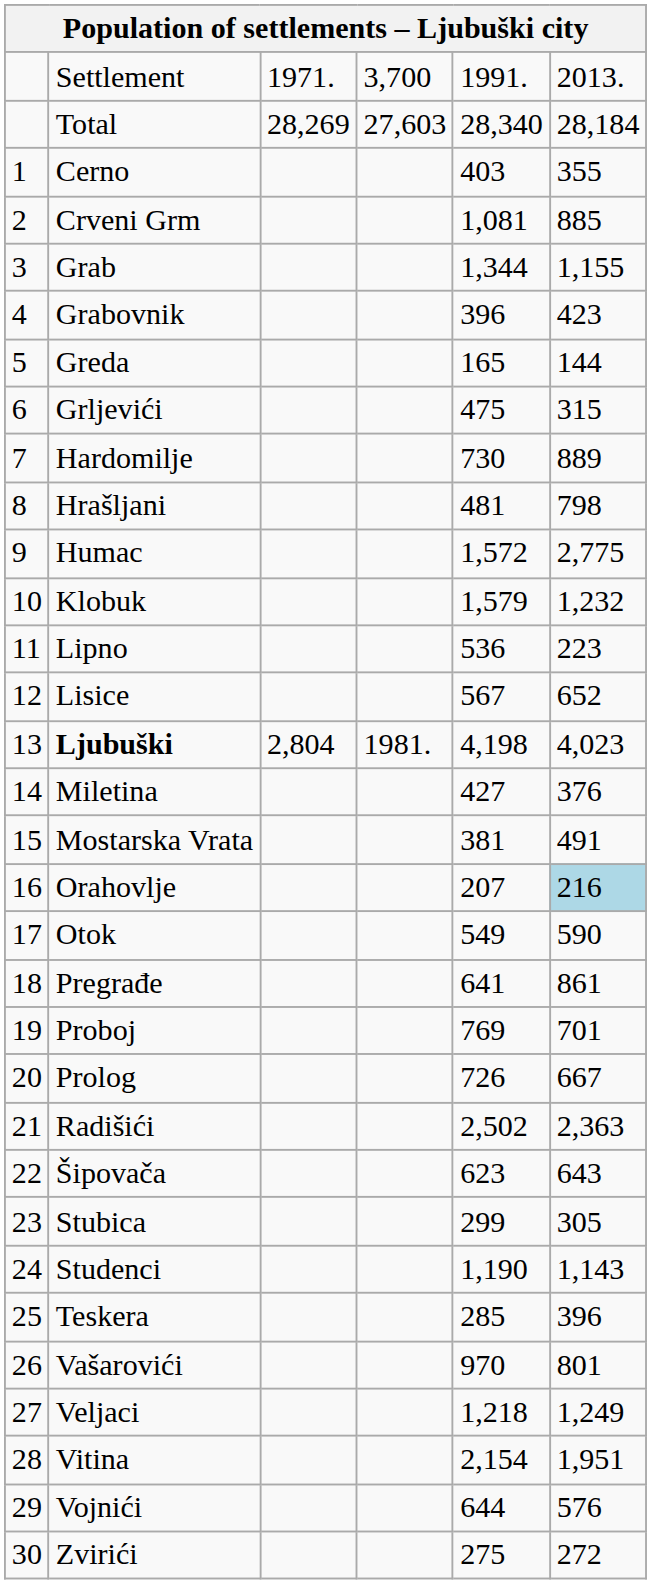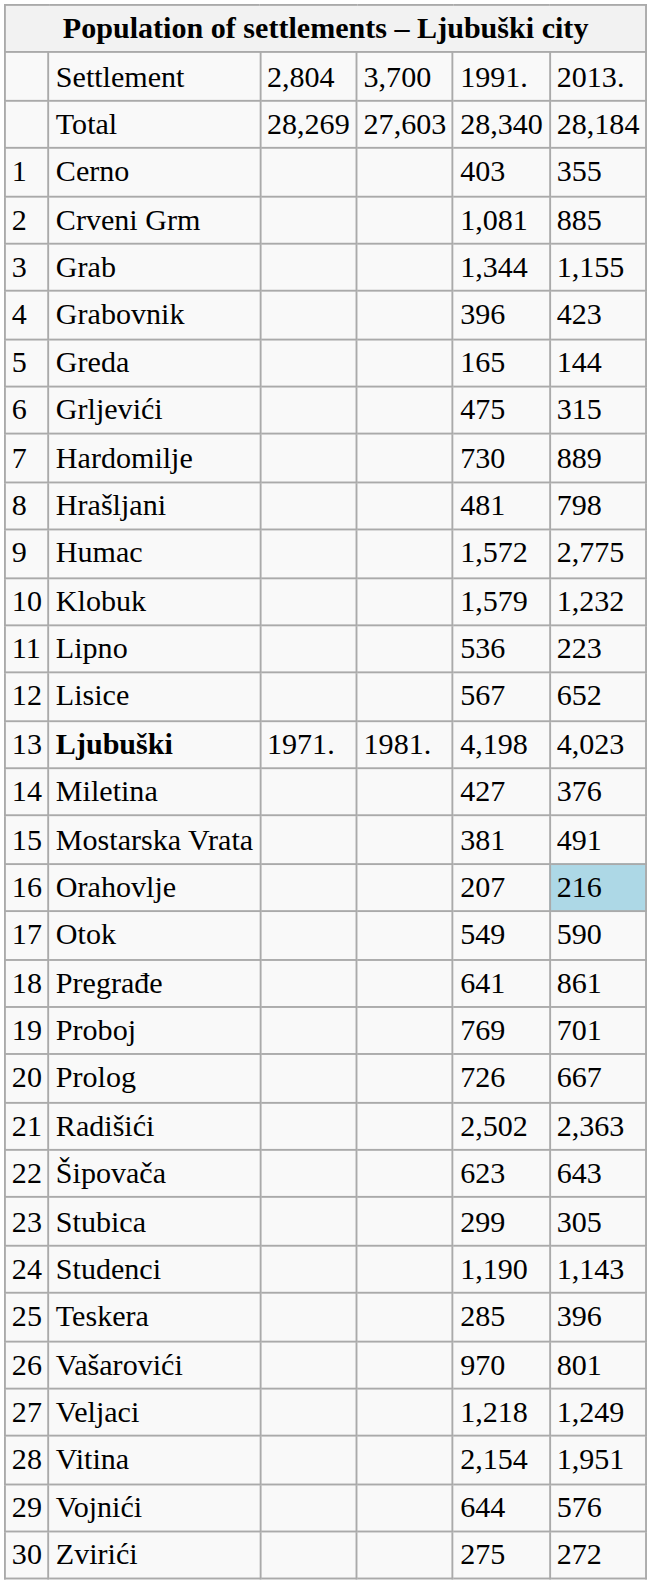(301, 76) 1971. -> (301, 76) 2,804
(301, 743) 2,804 -> (301, 743) 1971.
